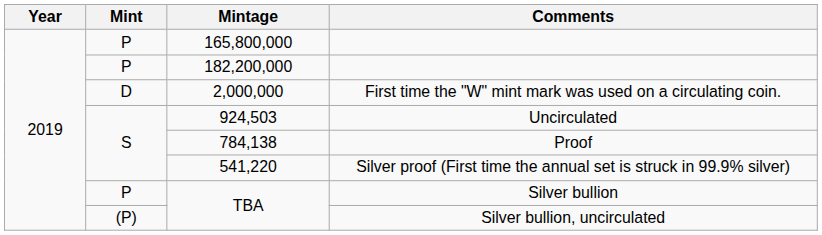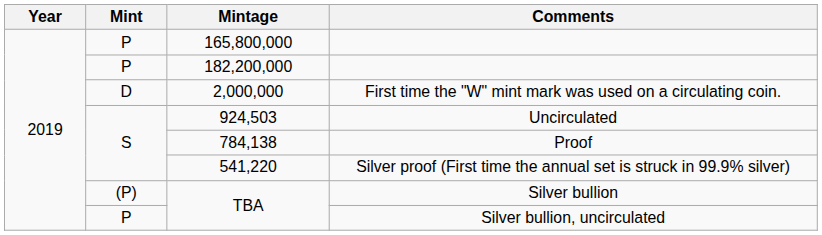(126, 192) P -> (126, 192) (P)
(126, 218) (P) -> (126, 218) P
